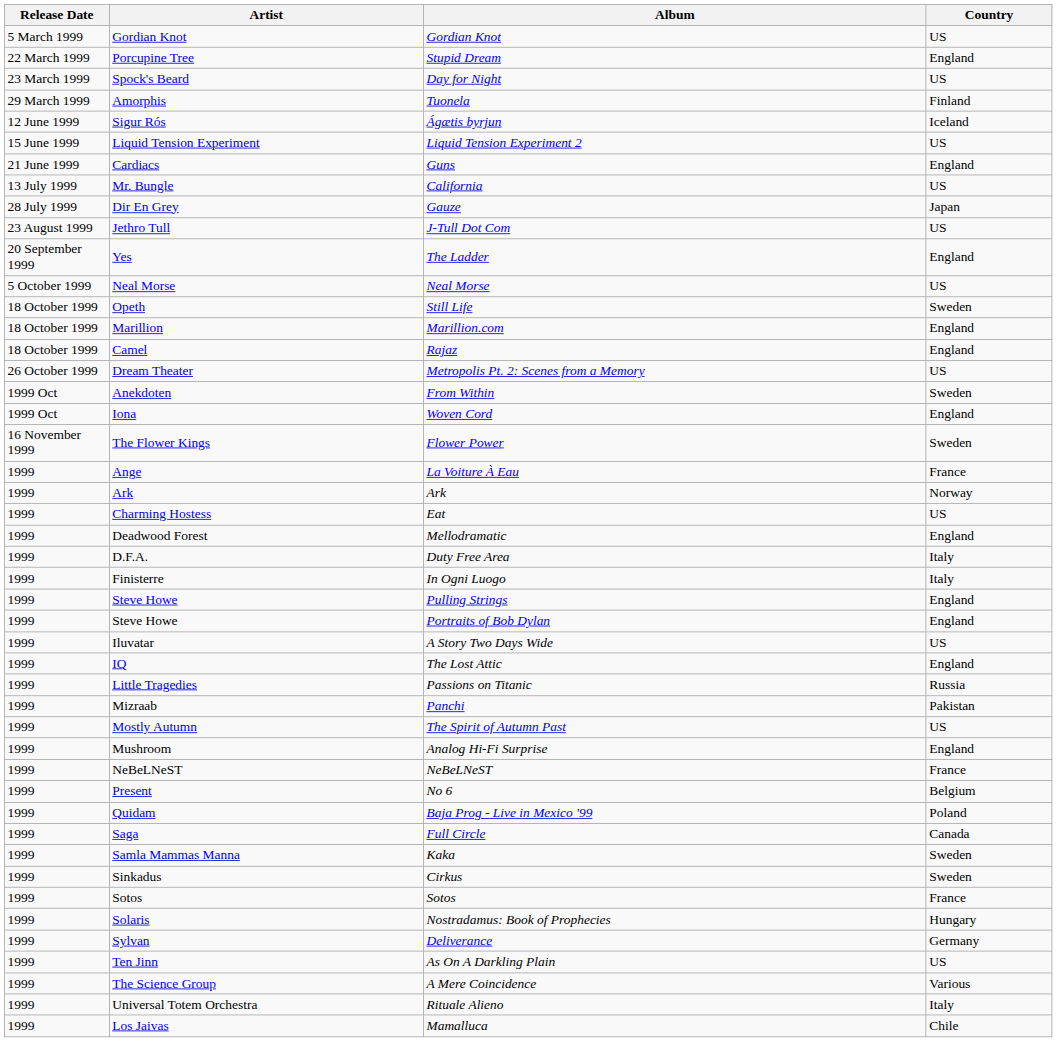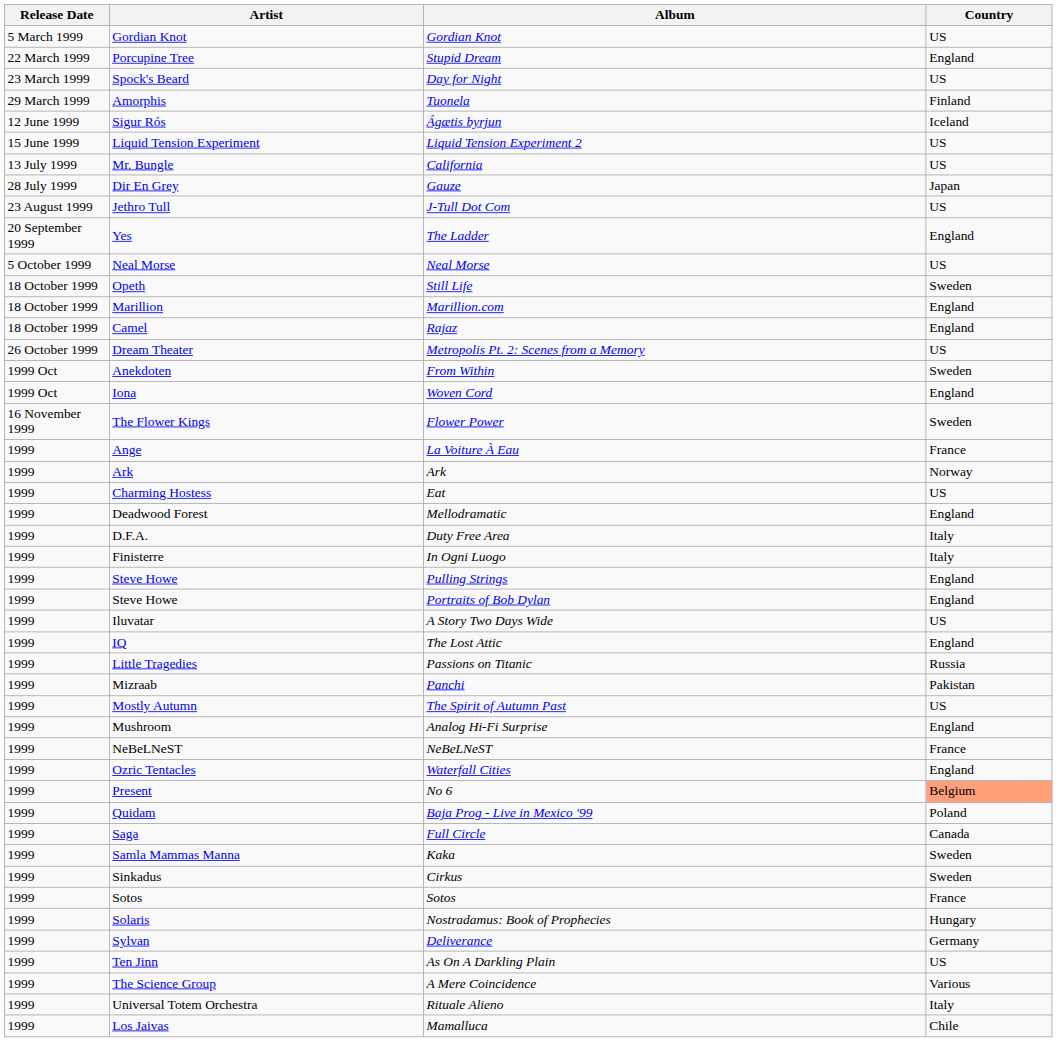- row: (441, 164)
+ row: (469, 770)
(952, 791) no background -> (952, 791) lightsalmon background
